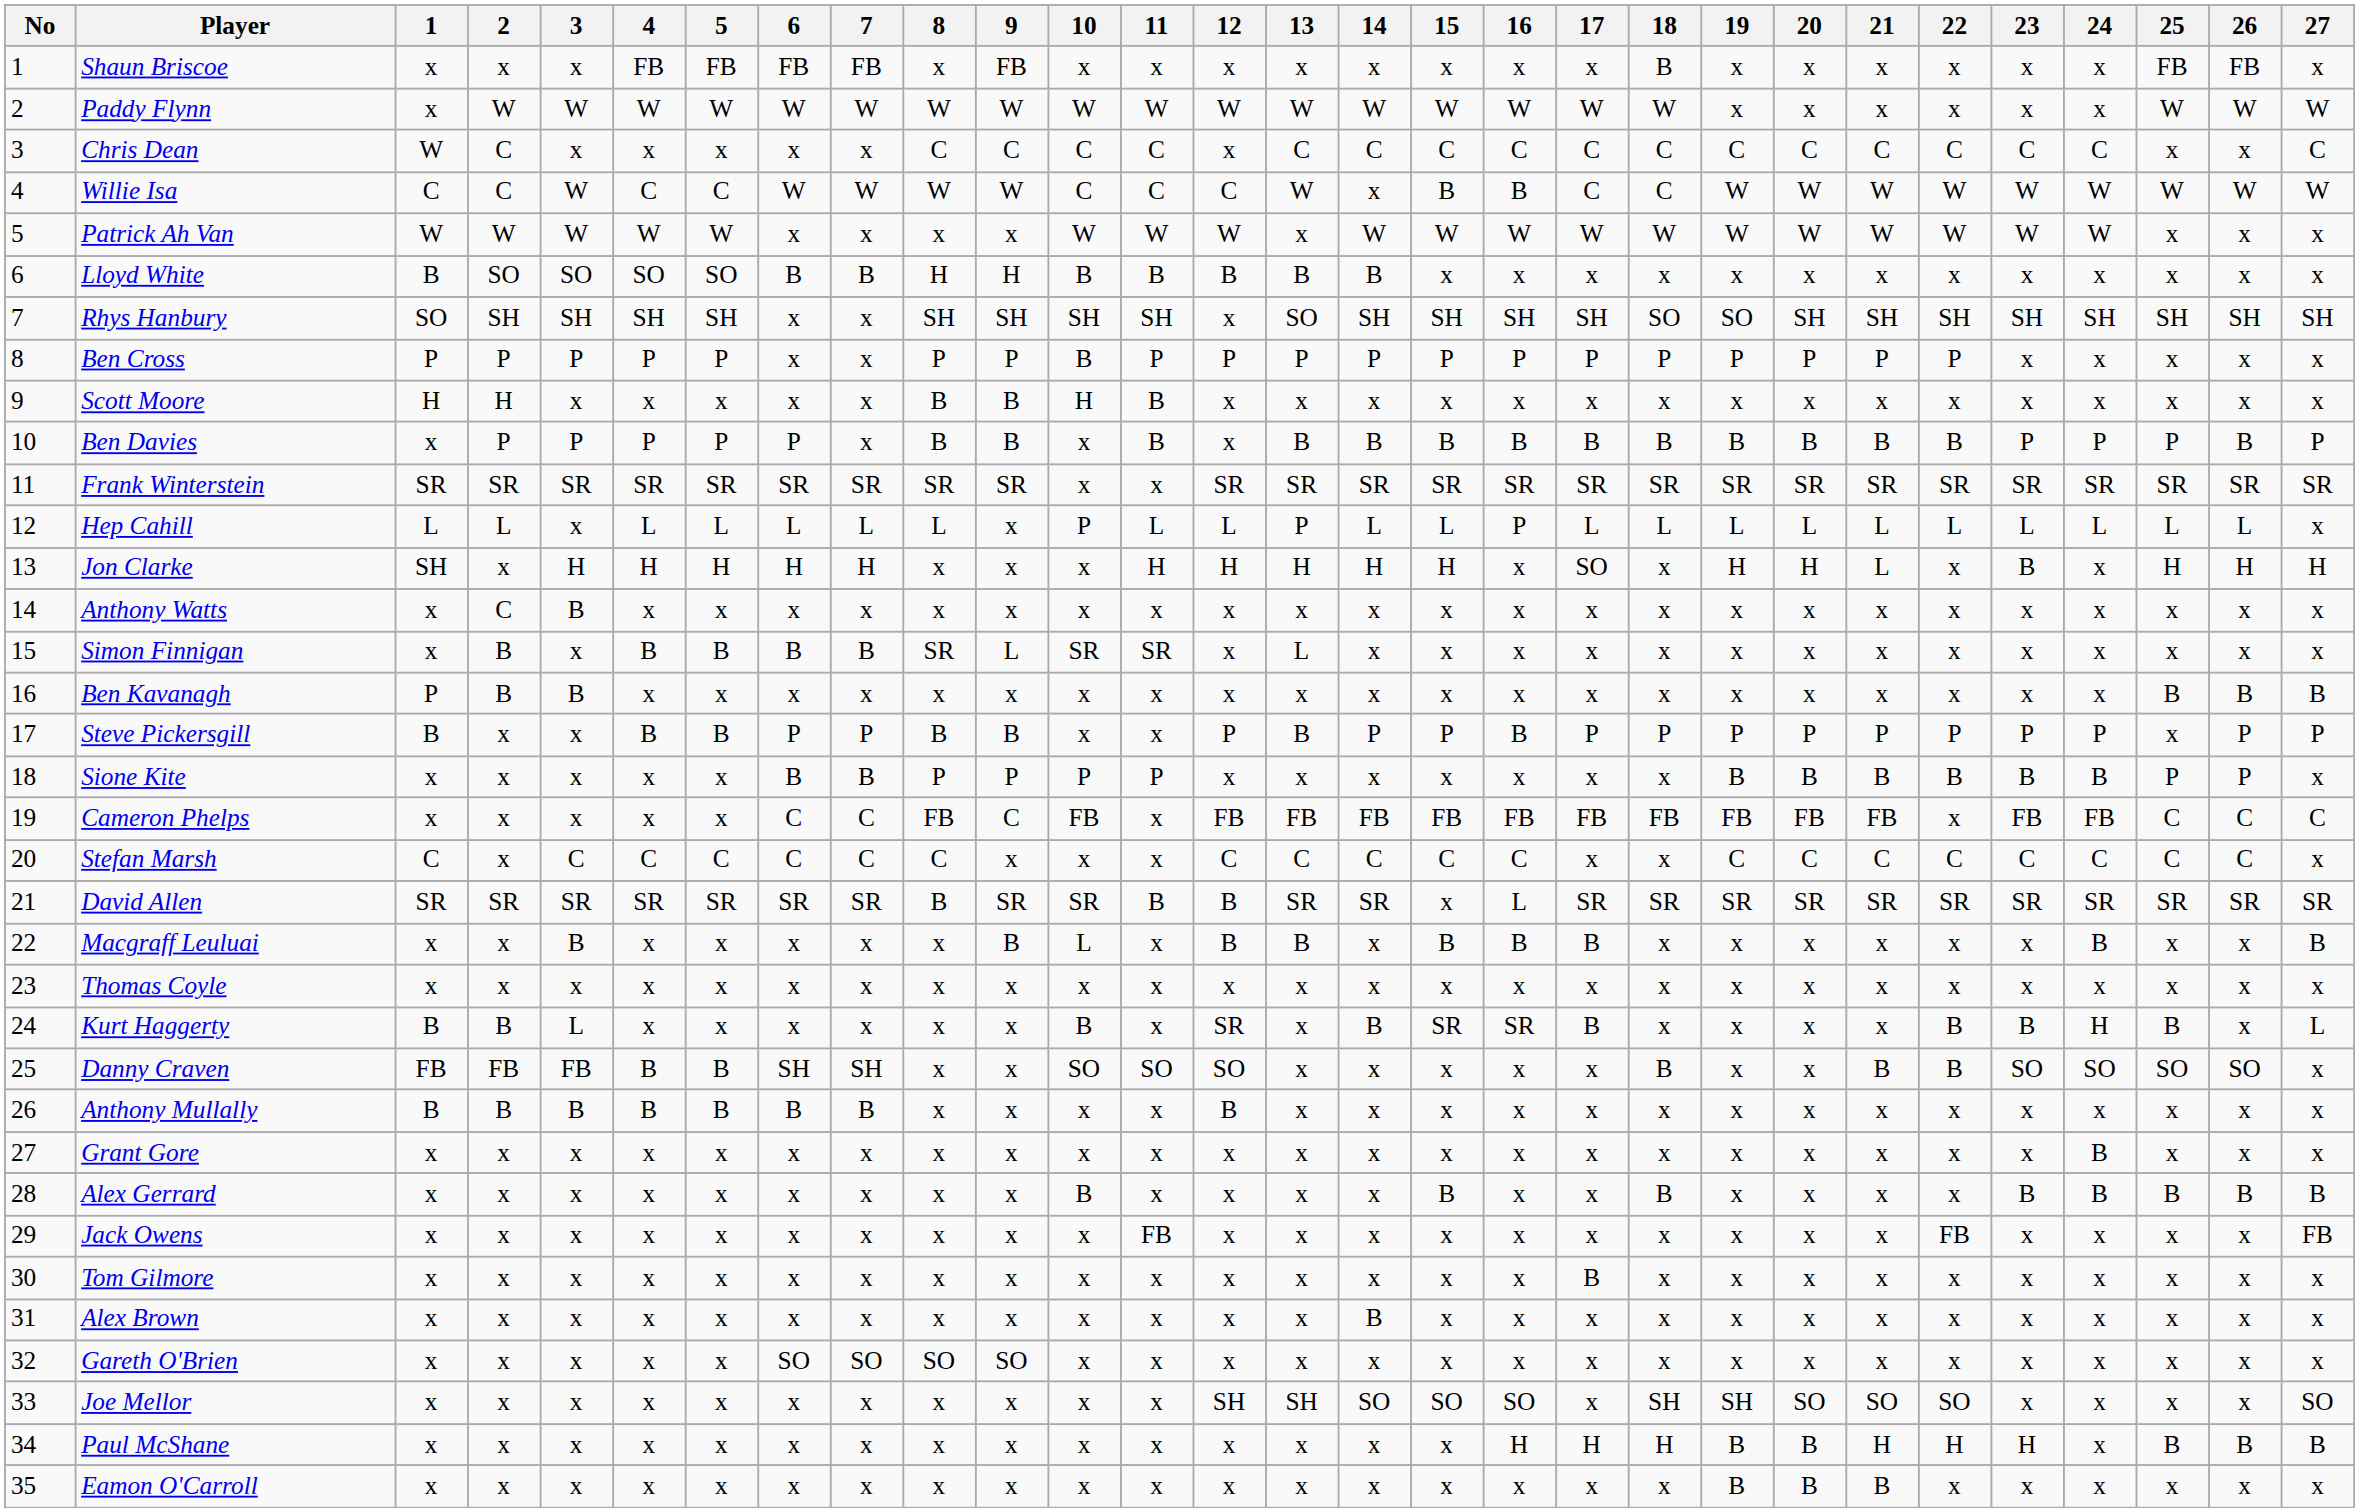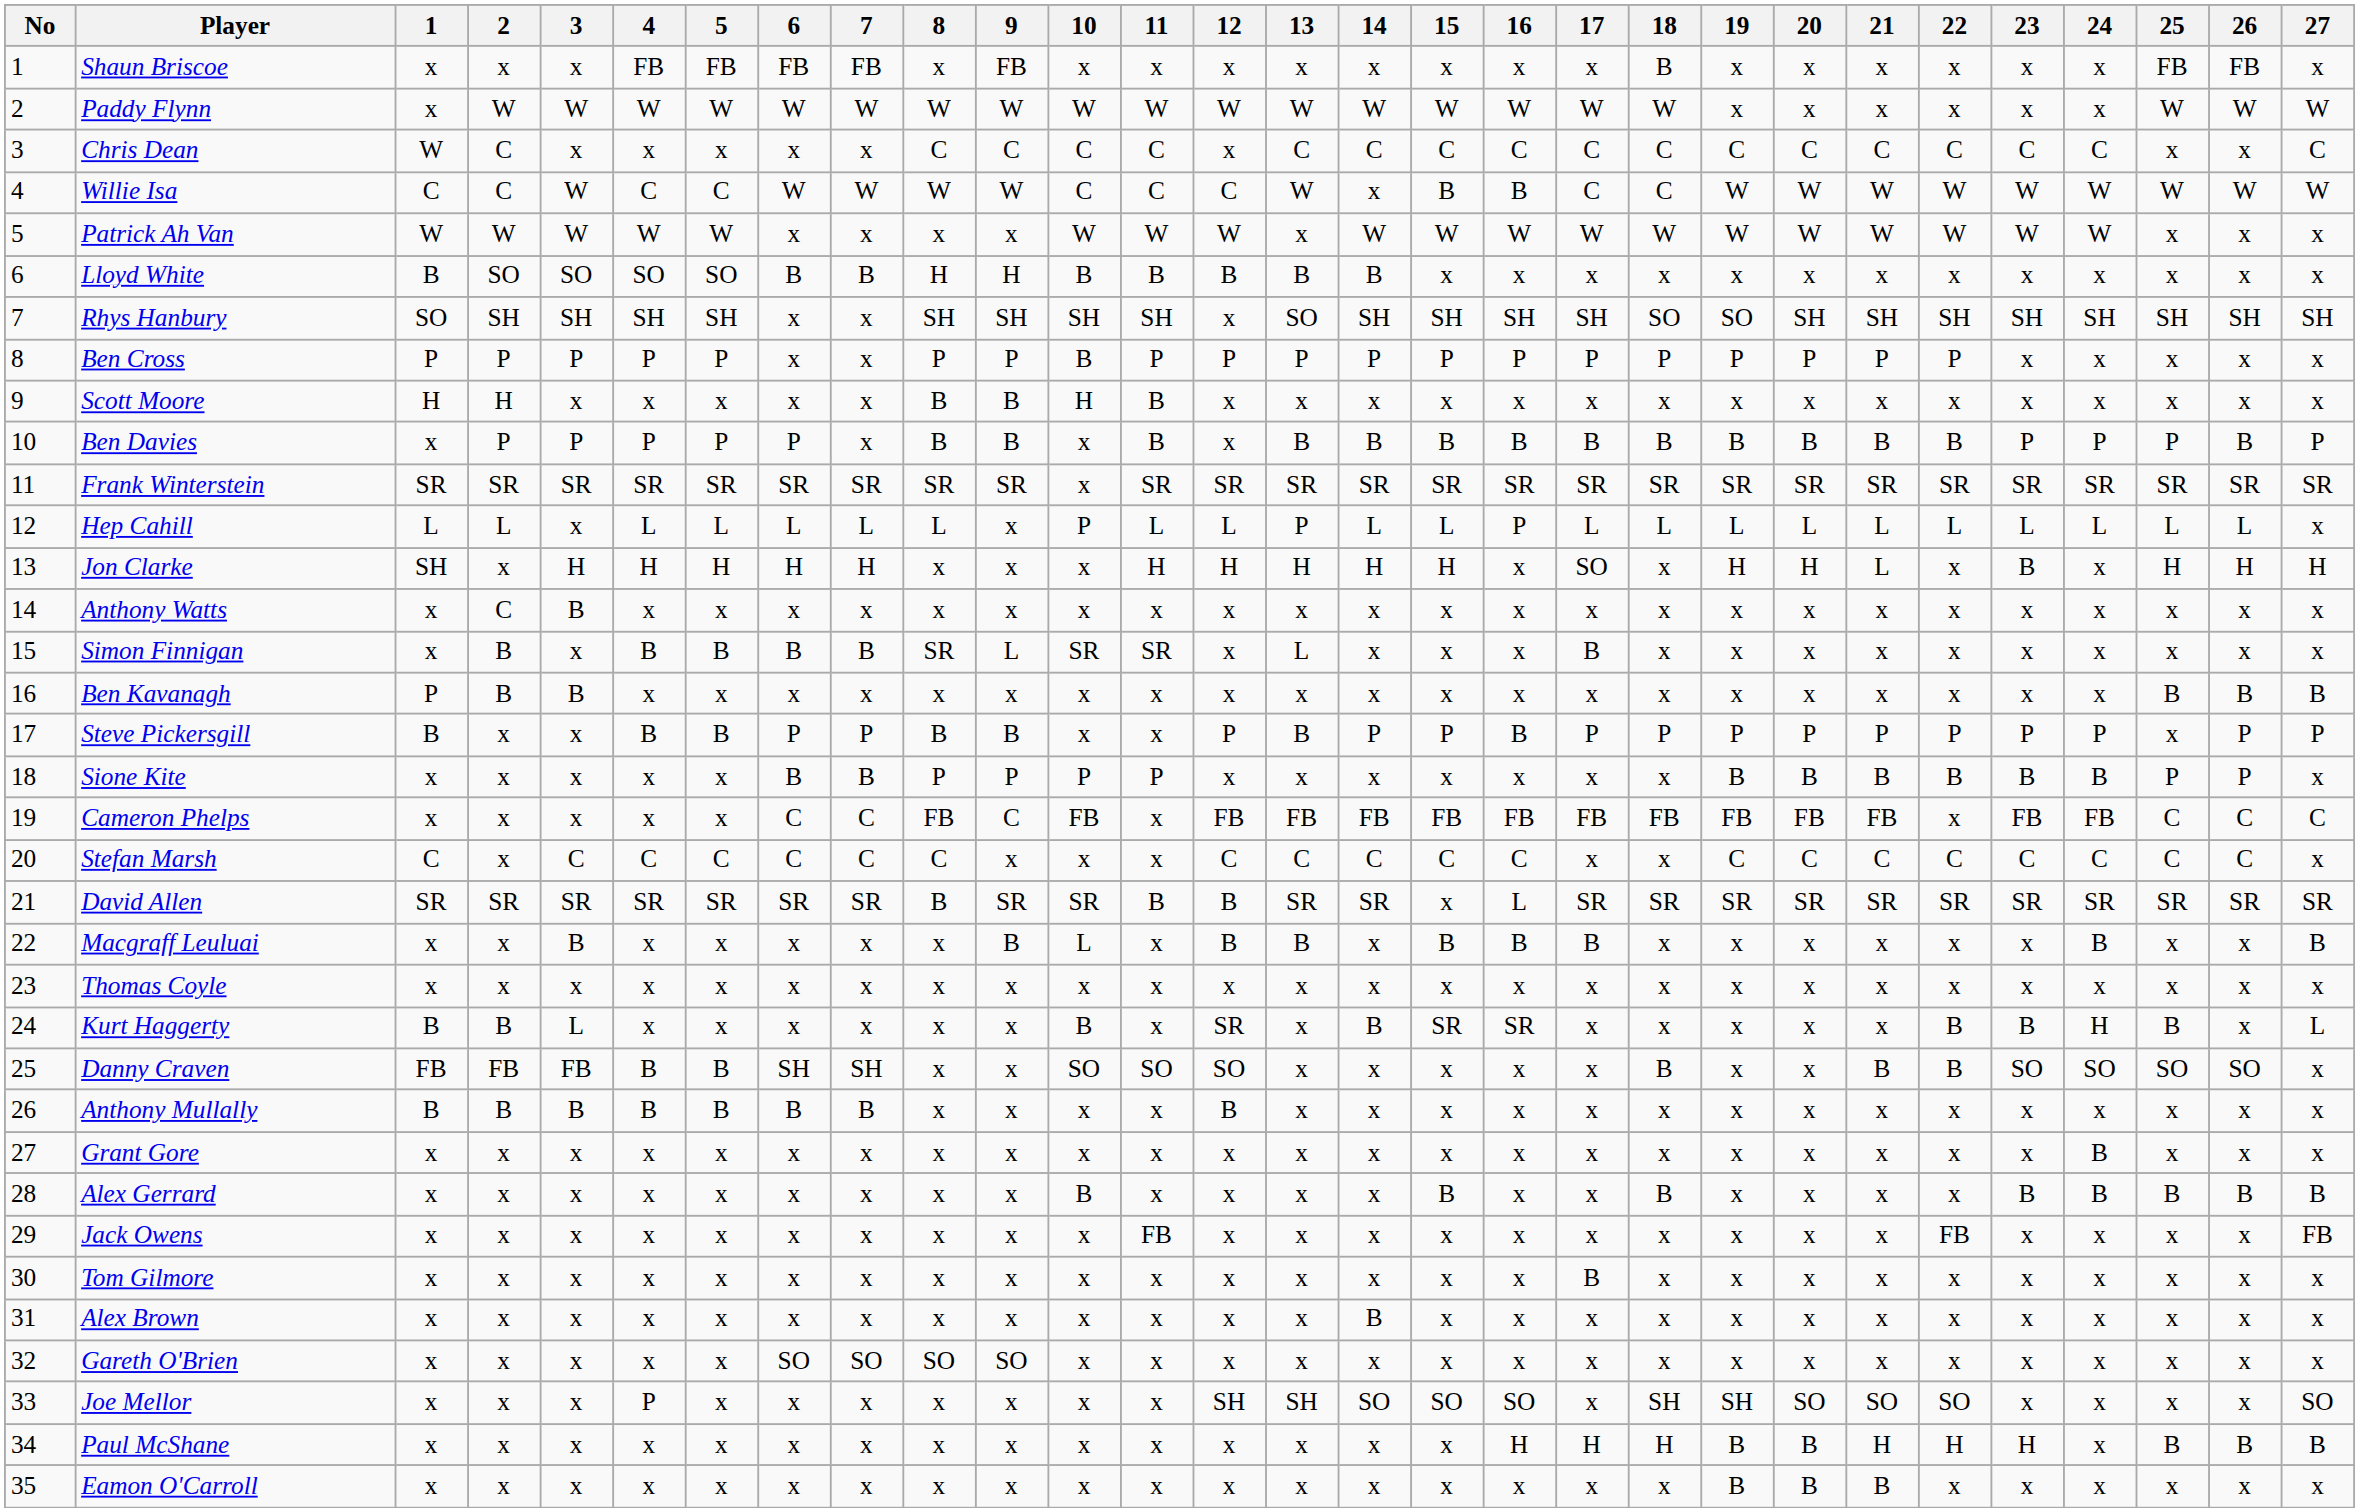(1156, 484) x -> (1156, 484) SR
(1592, 650) x -> (1592, 650) B
(1592, 1026) B -> (1592, 1026) x
(649, 1402) x -> (649, 1402) P
